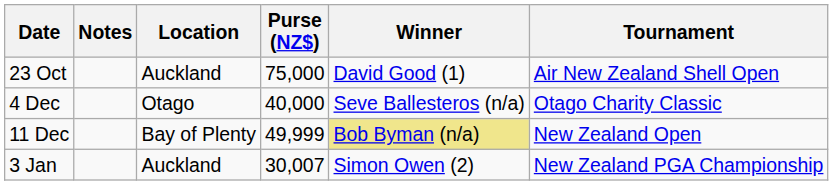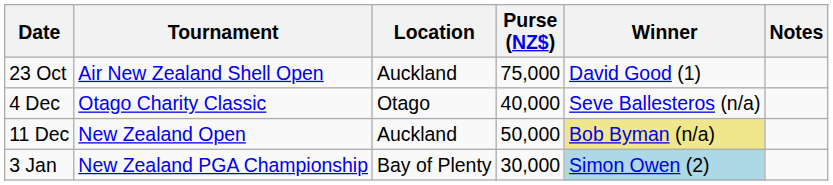columns swapped: (679, 31) <-> (105, 31)
(199, 134) Bay of Plenty -> (417, 134) Auckland
(295, 134) 49,999 -> (530, 134) 50,000
(181, 165) Auckland -> (434, 165) Bay of Plenty
(295, 165) 30,007 -> (530, 165) 30,000
(404, 165) no background -> (639, 165) lightblue background
